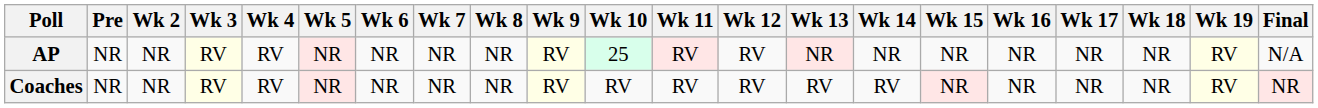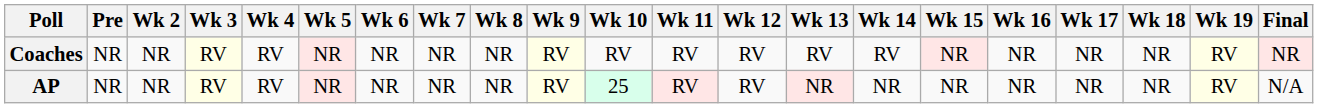rows swapped: (46, 53) <-> (46, 86)
